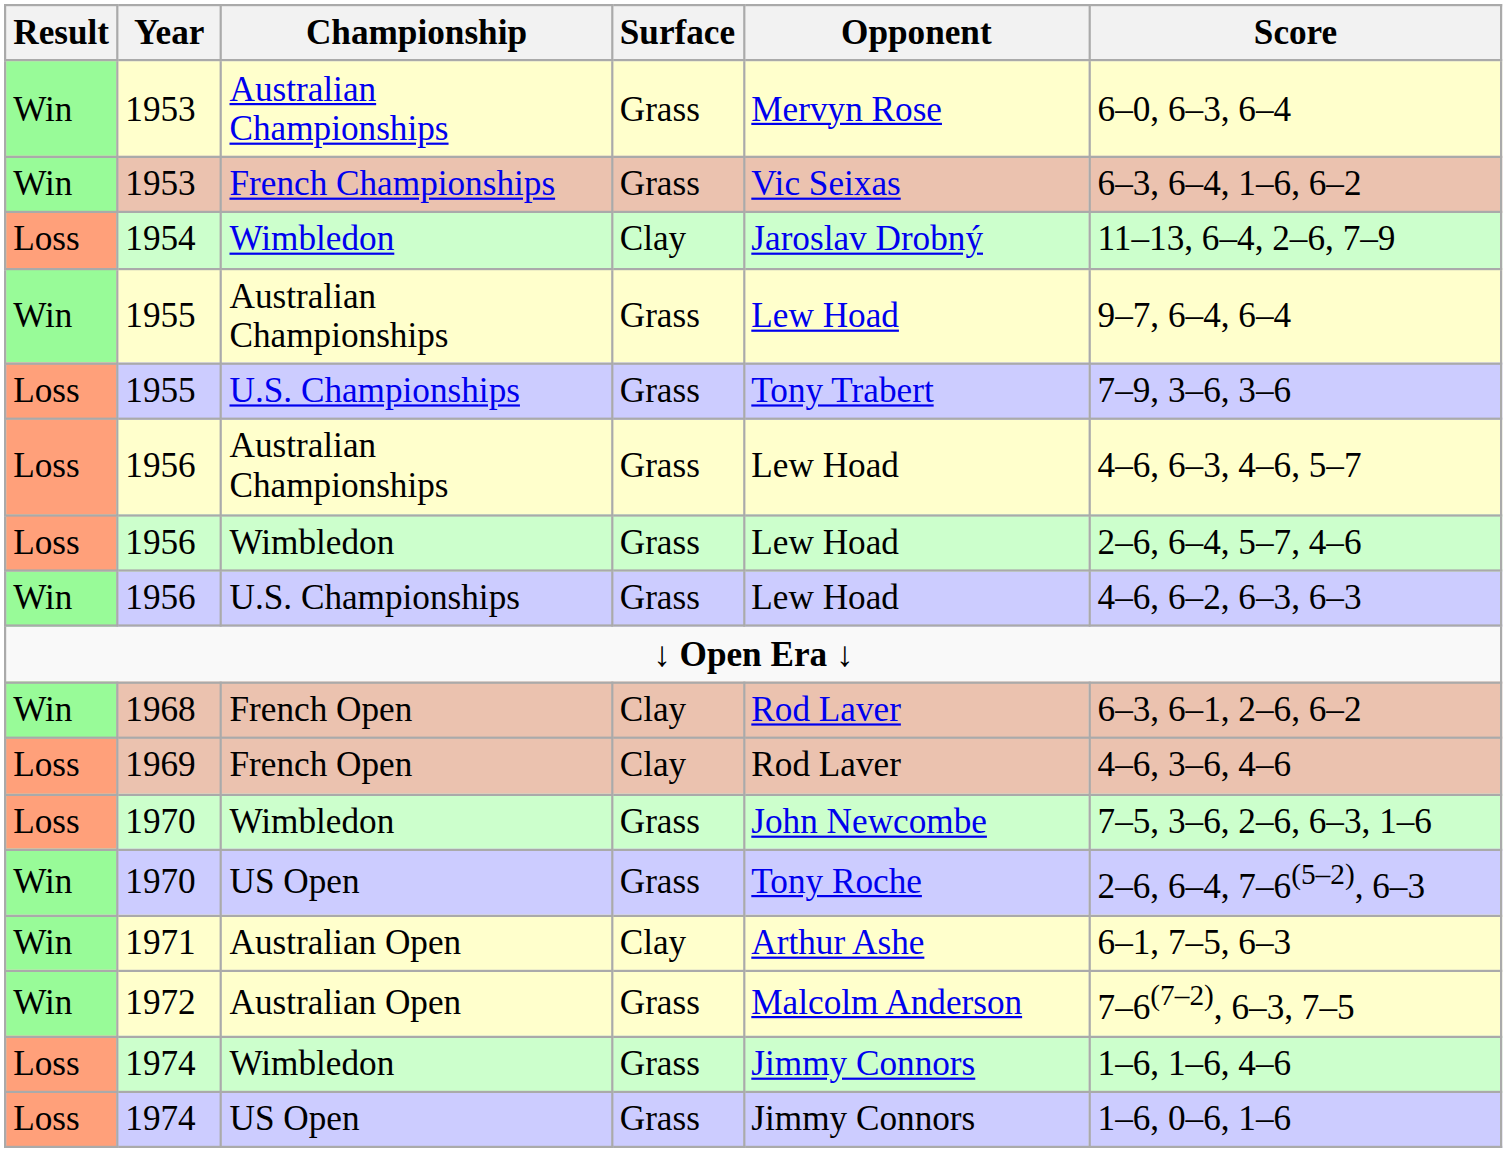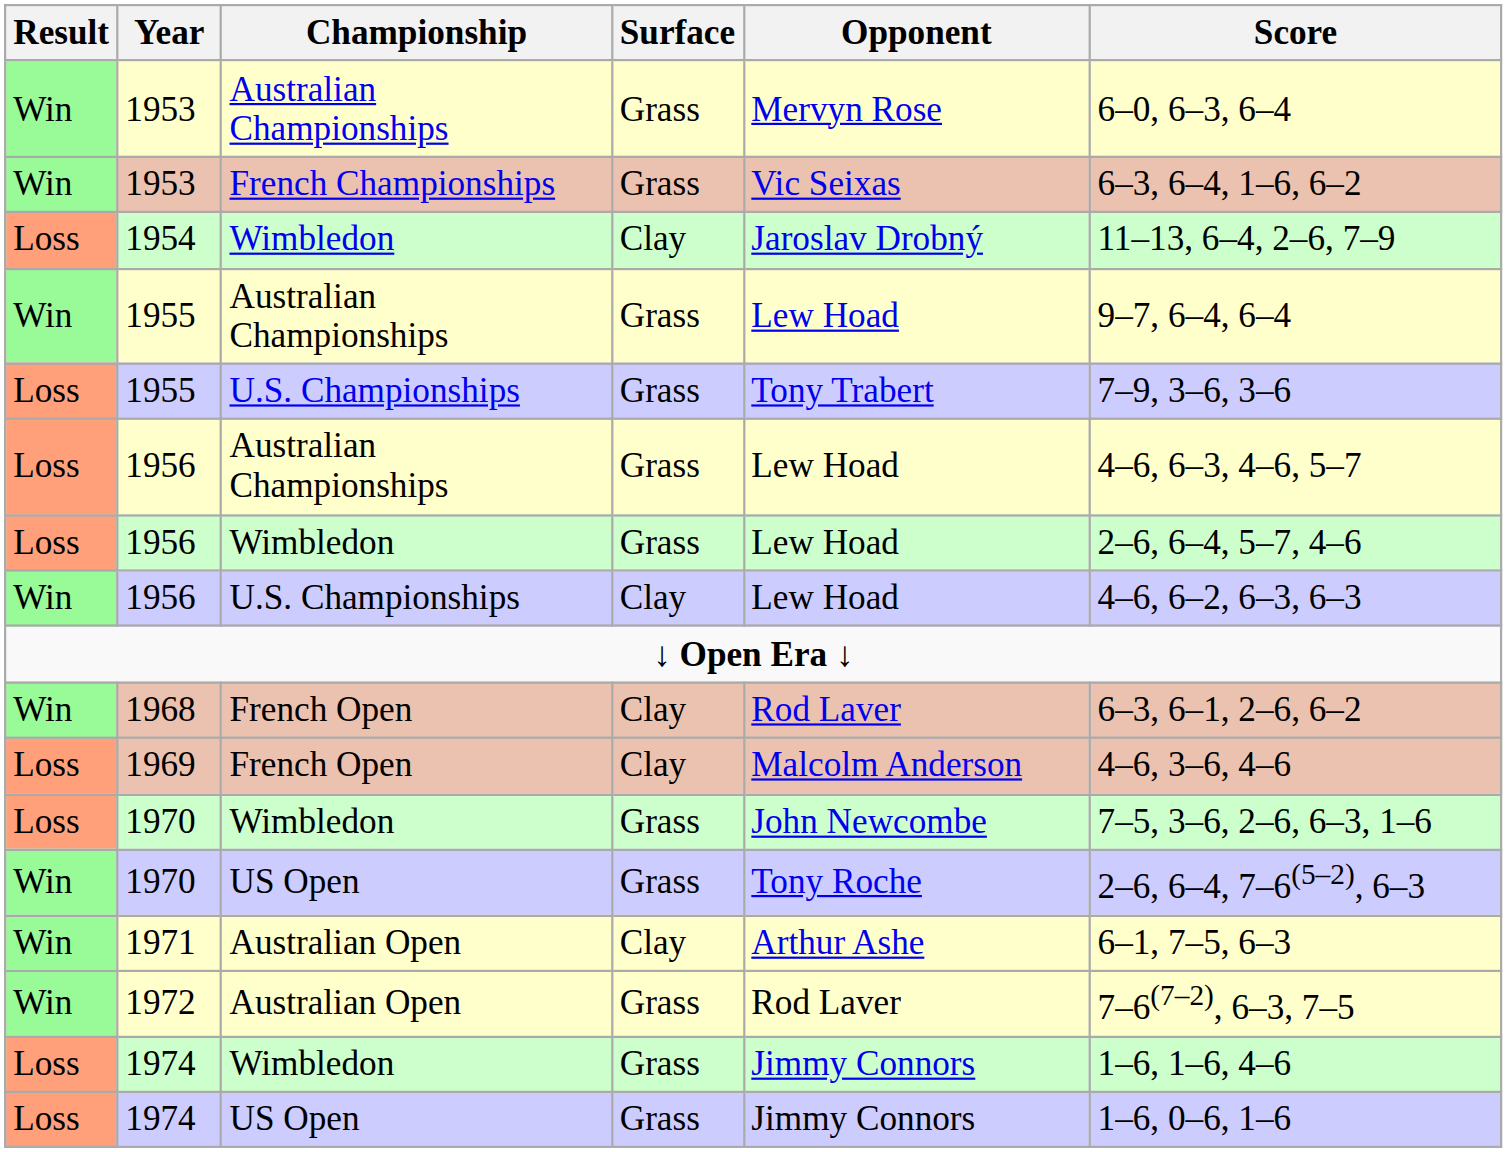(660, 597) Grass -> (653, 597) Clay
(826, 765) Rod Laver -> (887, 765) Malcolm Anderson
(887, 1002) Malcolm Anderson -> (826, 1002) Rod Laver
